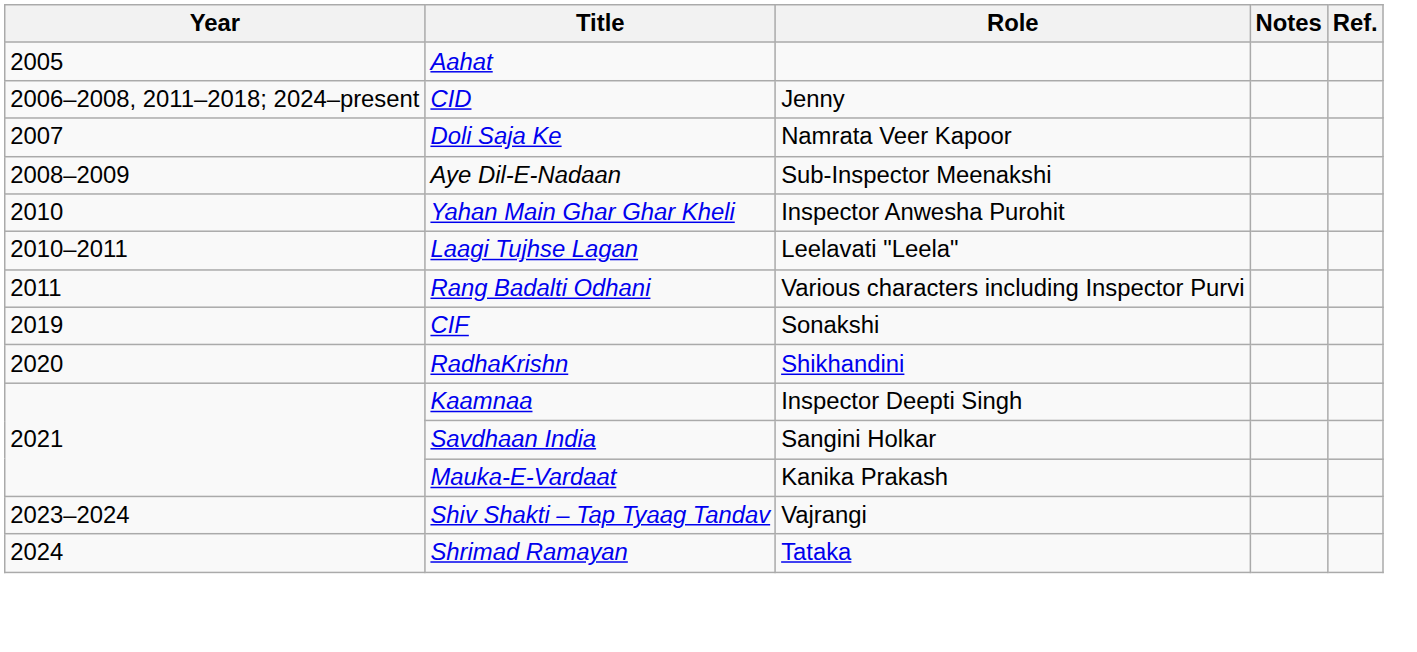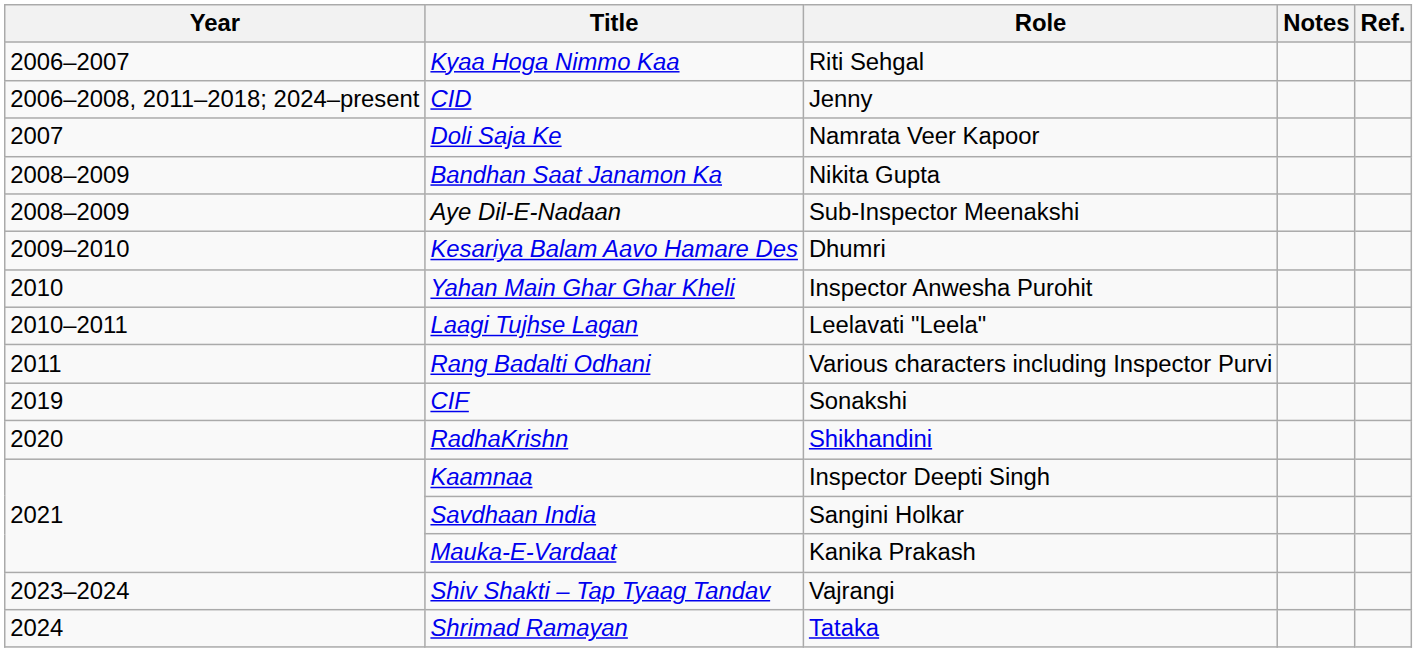- row: (462, 61)
+ row: (555, 61)
+ row: (576, 174)
+ row: (614, 250)
